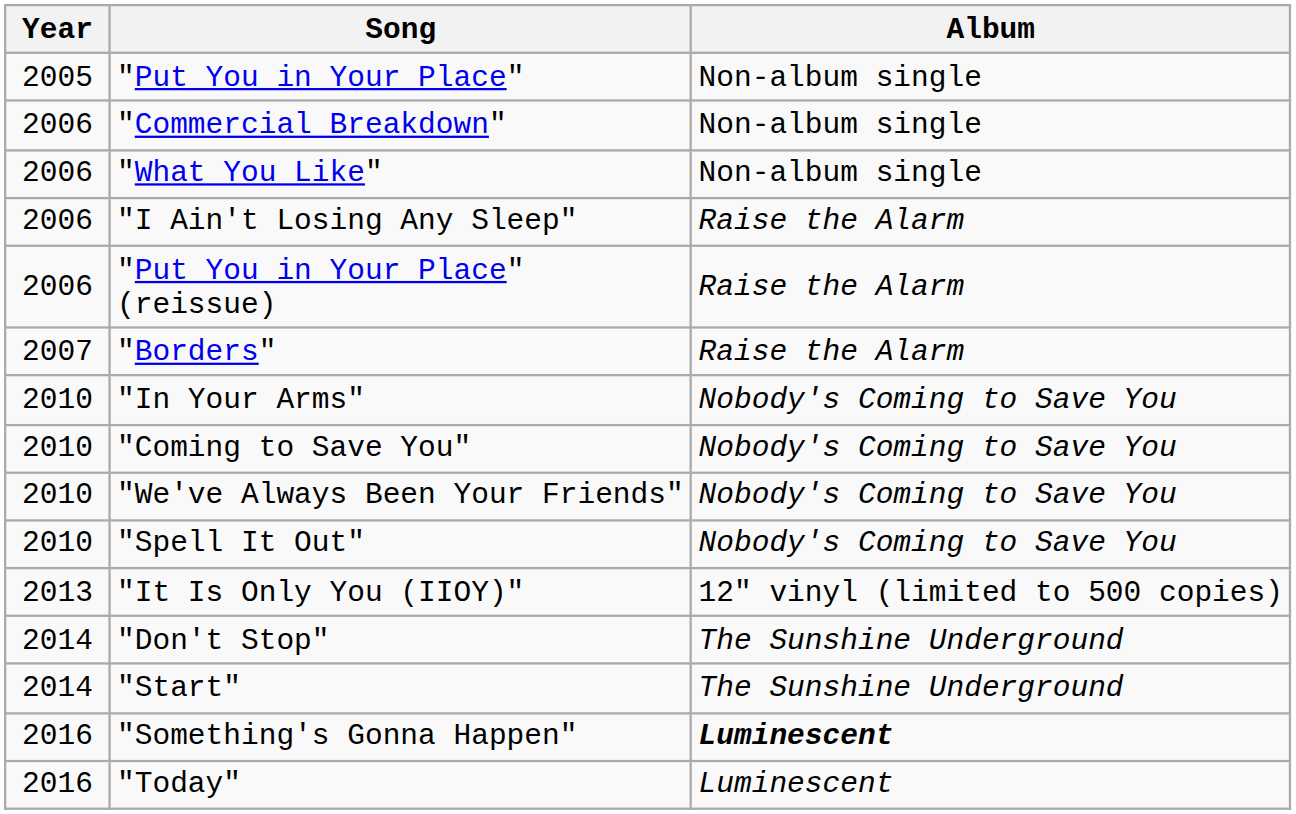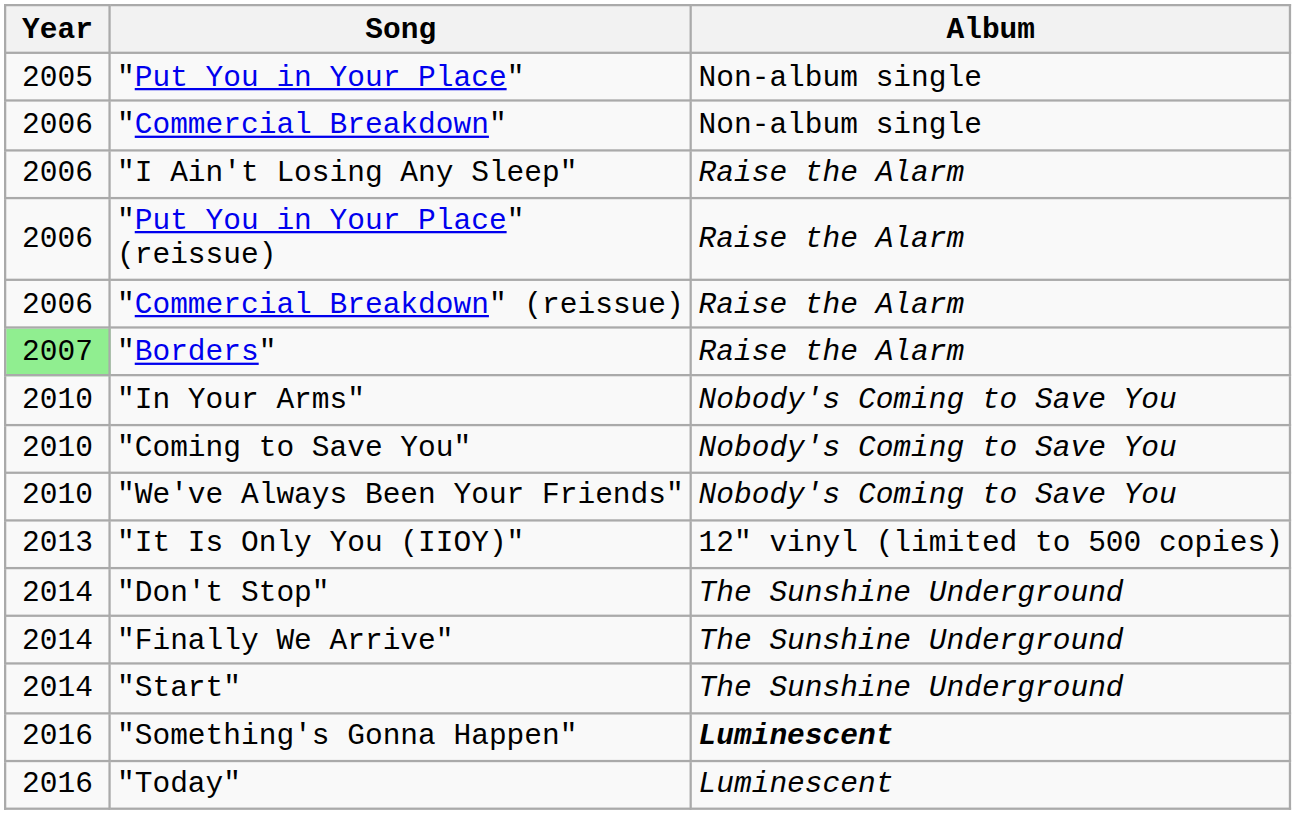- row: (250, 173)
+ row: (400, 304)
(58, 352) no background -> (58, 352) lightgreen background
- row: (241, 544)
+ row: (285, 640)
